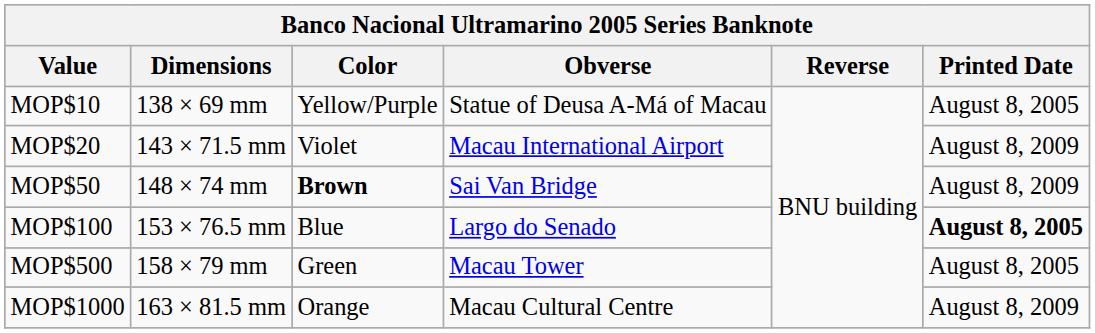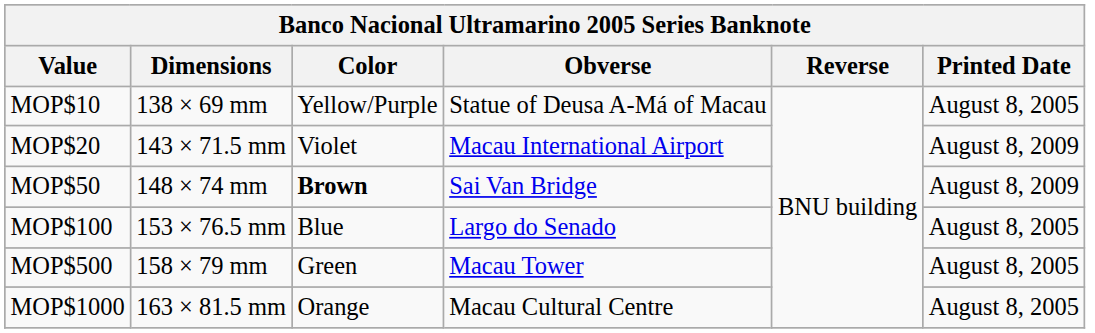(1006, 226) bold -> (1004, 226) normal
(1004, 307) August 8, 2009 -> (1004, 307) August 8, 2005
